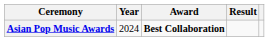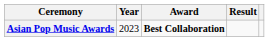(129, 28) 2024 -> (129, 28) 2023
